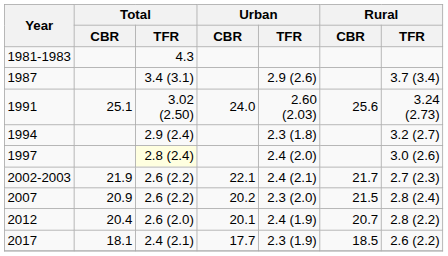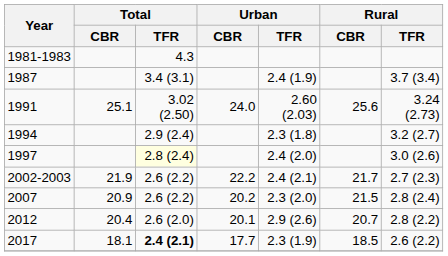(292, 78) 2.9 (2.6) -> (292, 78) 2.4 (1.9)
(242, 177) 22.1 -> (242, 177) 22.2
(292, 219) 2.4 (1.9) -> (292, 219) 2.9 (2.6)
(169, 240) normal -> (169, 240) bold
